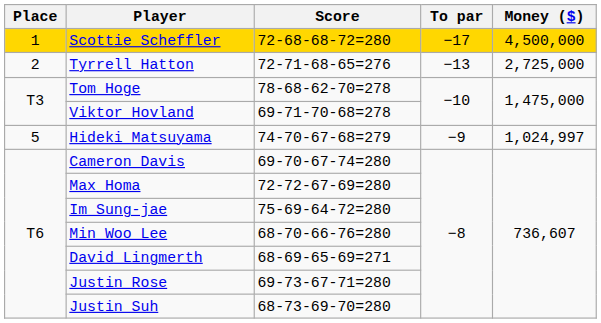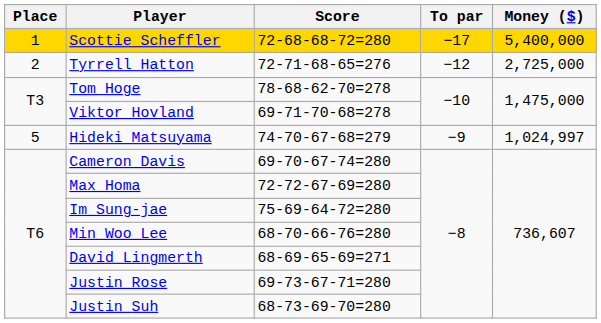(544, 41) 4,500,000 -> (544, 41) 5,400,000
(457, 65) −13 -> (457, 65) −12
